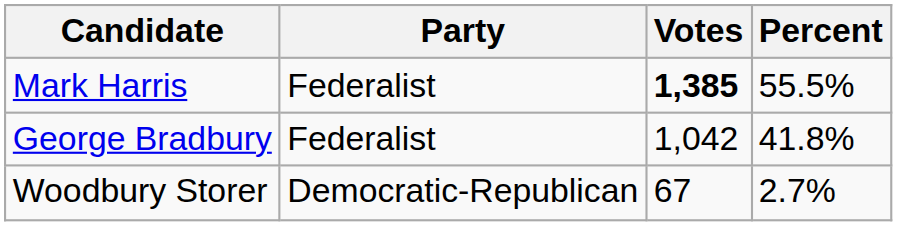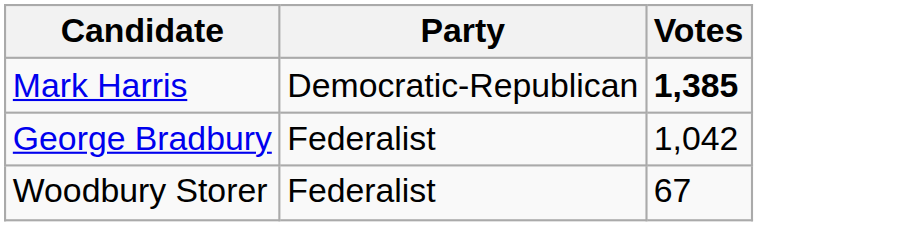- column: (821, 31)
(361, 84) Federalist -> (463, 84) Democratic-Republican
(463, 191) Democratic-Republican -> (361, 191) Federalist
